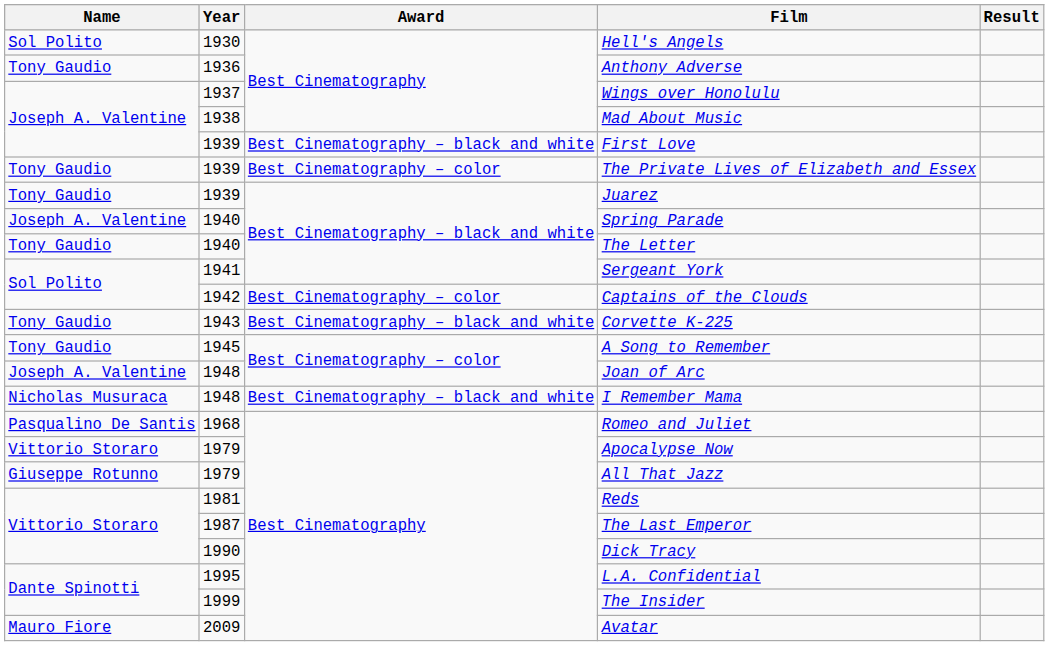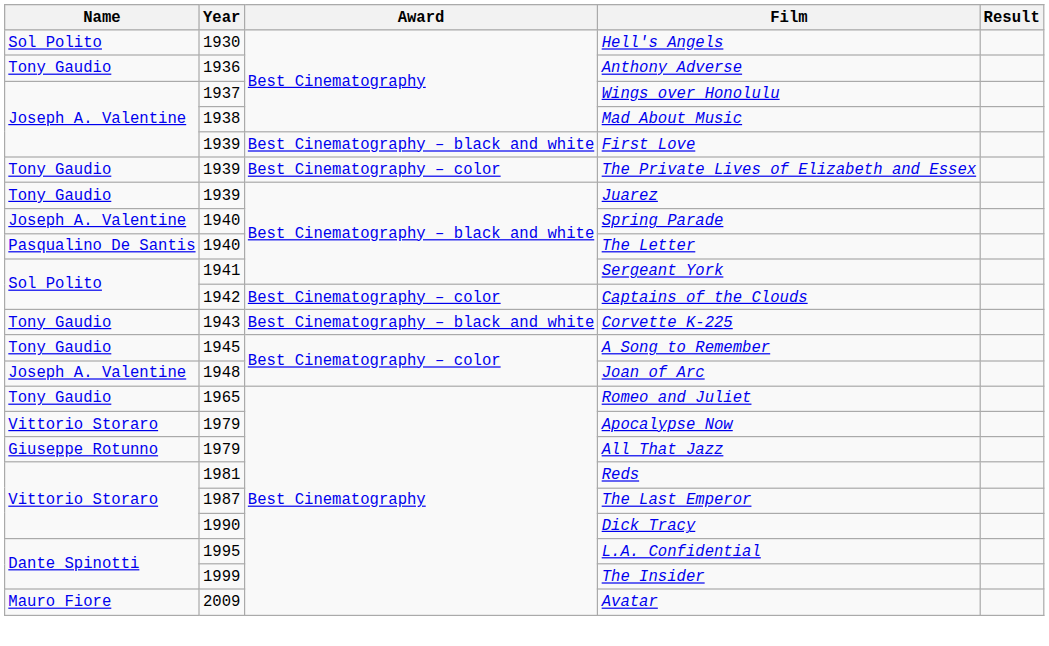(60, 246) Tony Gaudio -> (102, 246) Pasqualino De Santis
- row: (672, 399)
(102, 424) Pasqualino De Santis -> (60, 399) Tony Gaudio
(222, 424) 1968 -> (222, 399) 1965
